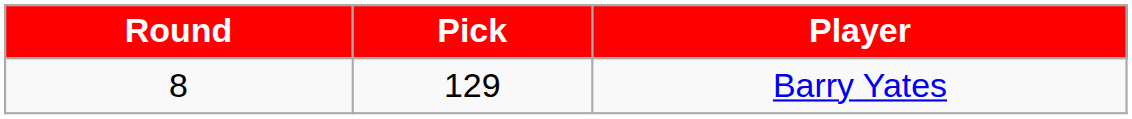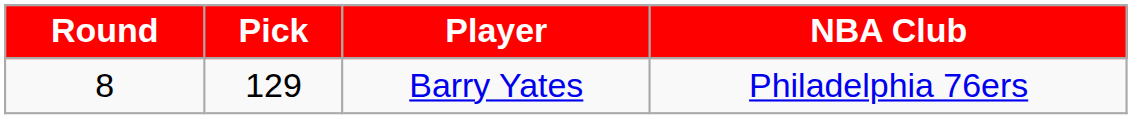+ column: (889, 31)
